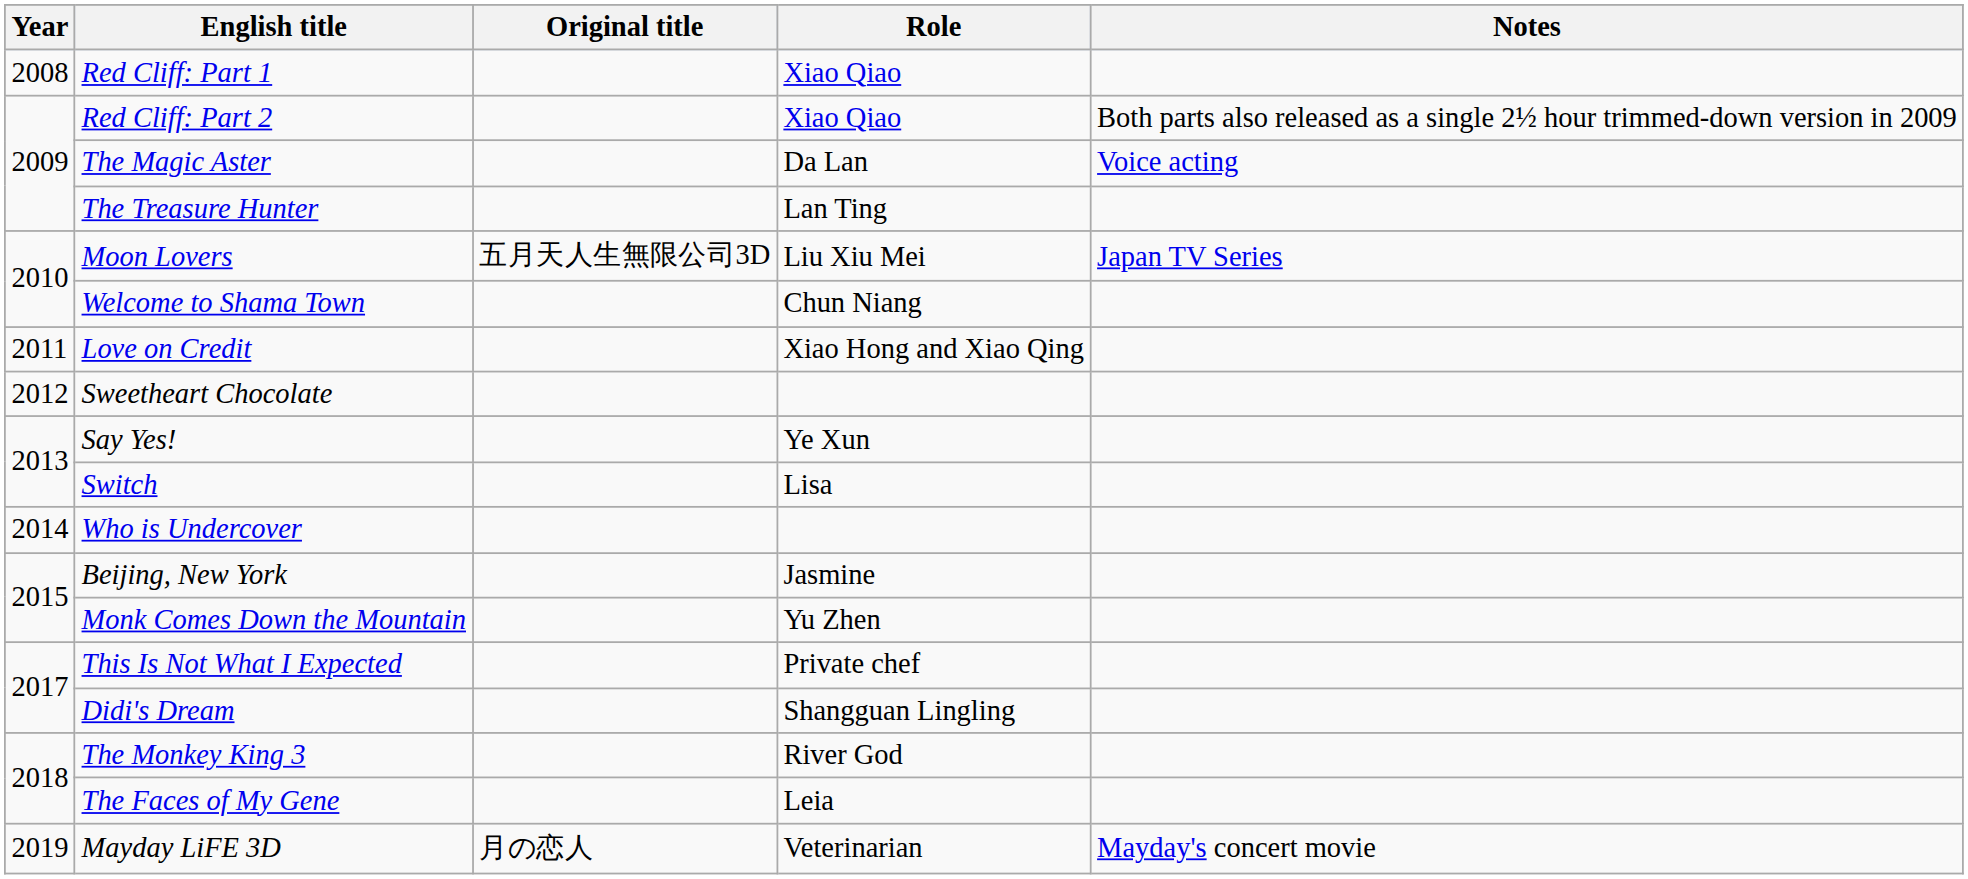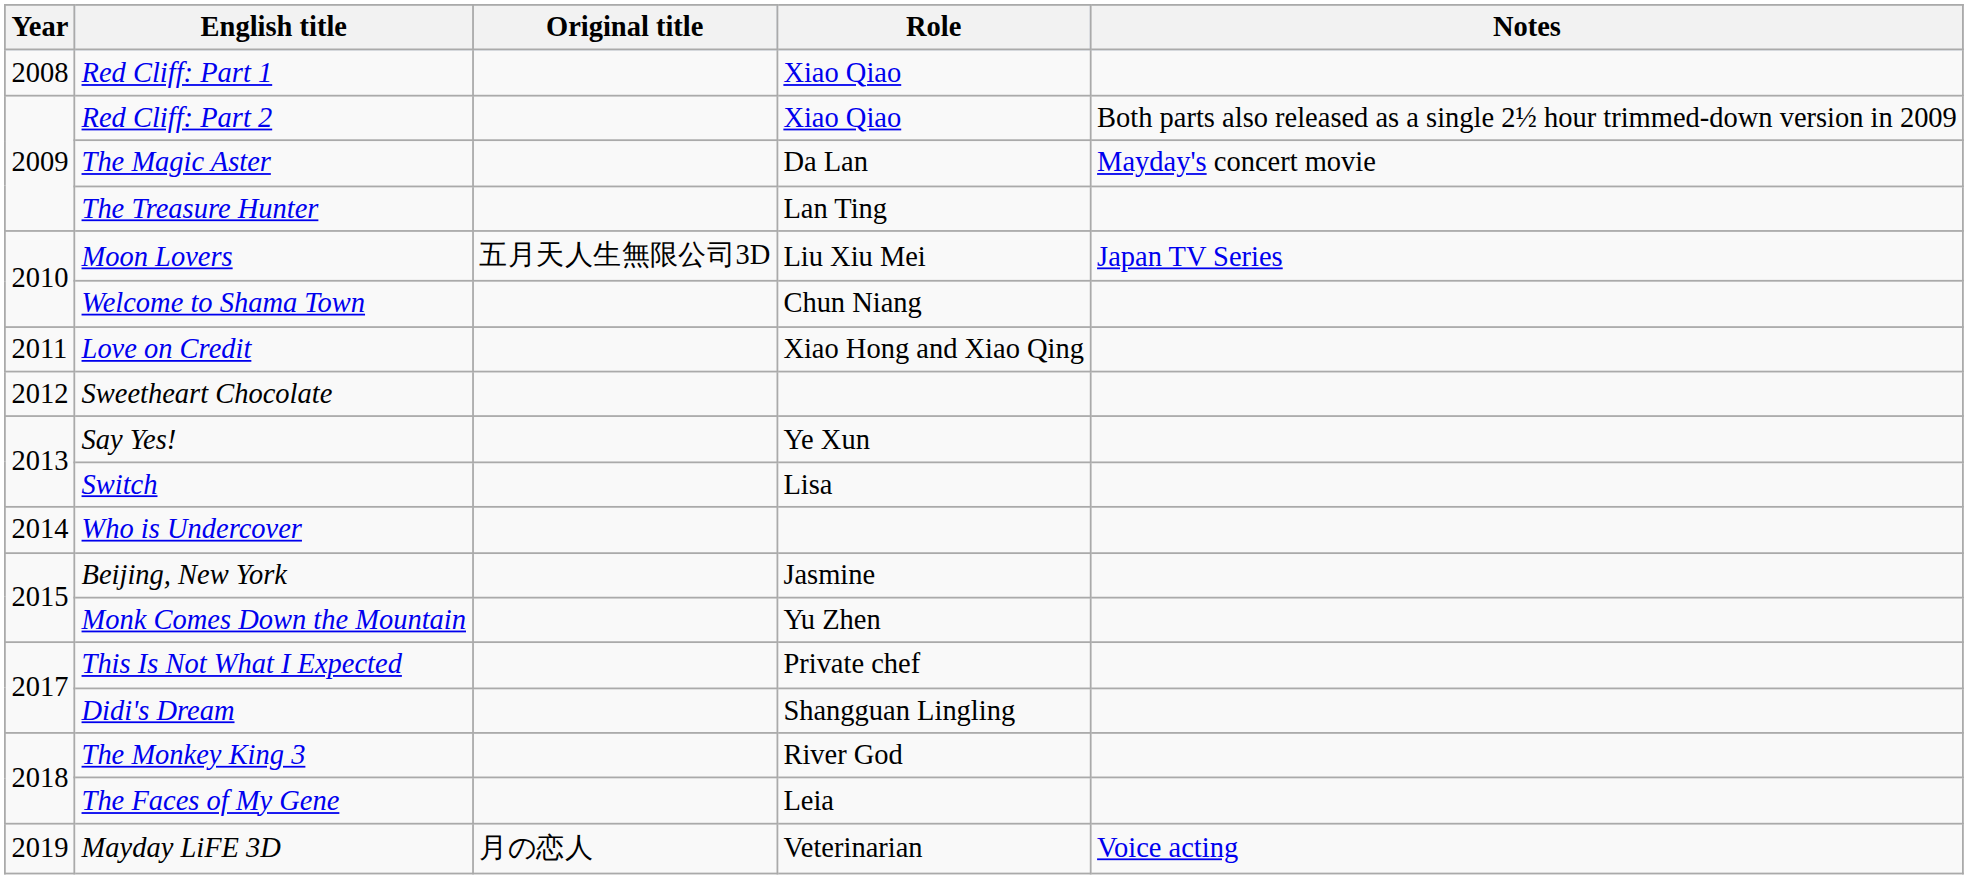(1168, 162) Voice acting -> (1236, 162) Mayday's concert movie
(1236, 848) Mayday's concert movie -> (1168, 848) Voice acting
